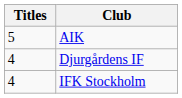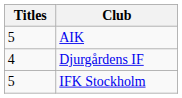(11, 81) 4 -> (11, 81) 5
